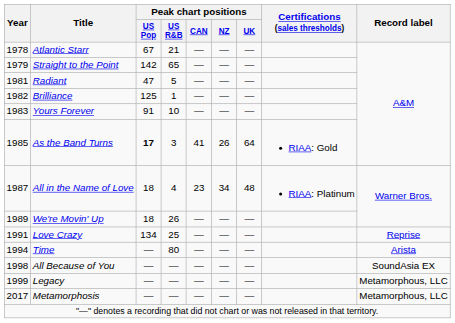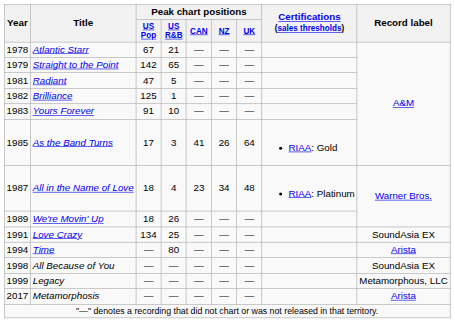(149, 142) bold -> (149, 142) normal
(403, 234) Reprise -> (403, 234) SoundAsia EX
(403, 296) Metamorphous, LLC -> (403, 296) Arista
